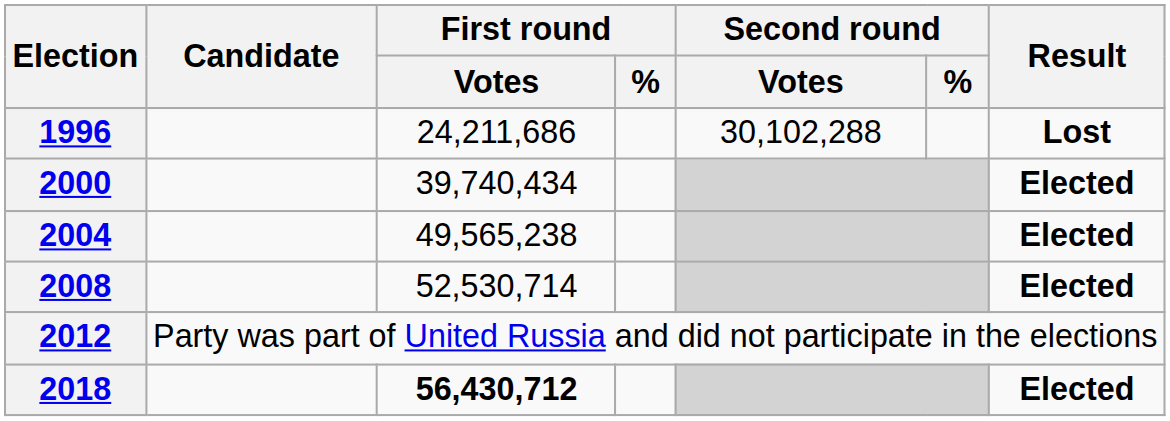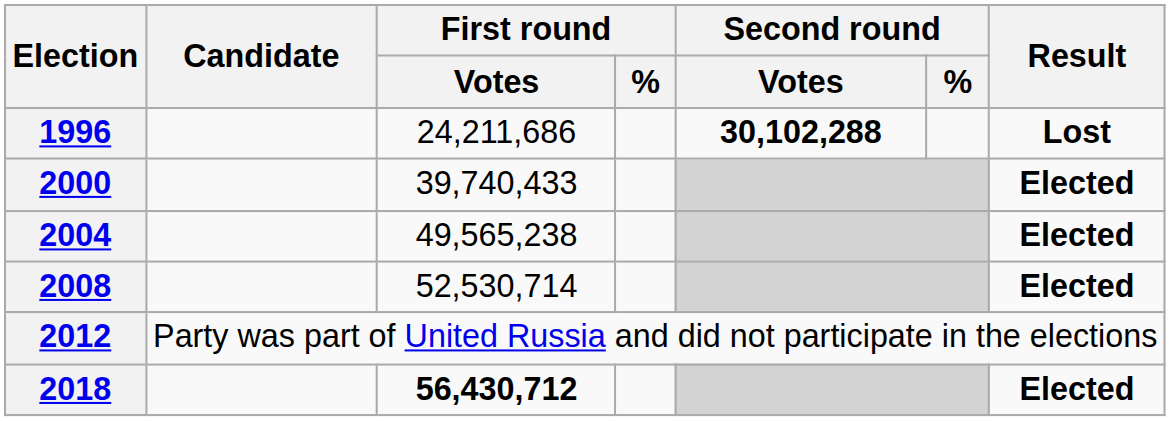(801, 132) normal -> (801, 132) bold
(497, 183) 39,740,434 -> (497, 183) 39,740,433
